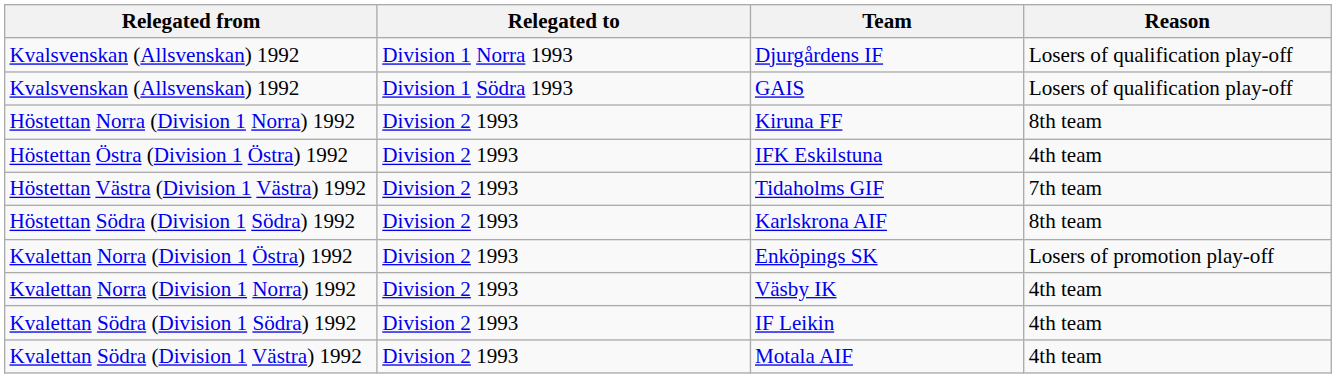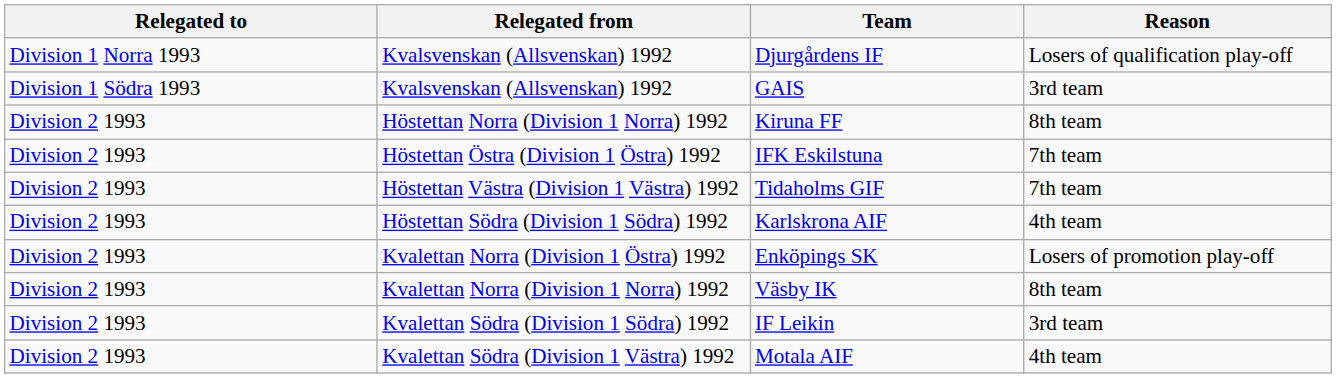columns swapped: (191, 21) <-> (564, 21)
(1161, 88) Losers of qualification play-off -> (1066, 88) 3rd team
(1065, 155) 4th team -> (1065, 155) 7th team
(1065, 222) 8th team -> (1065, 222) 4th team
(1065, 289) 4th team -> (1065, 289) 8th team
(1065, 322) 4th team -> (1066, 322) 3rd team
